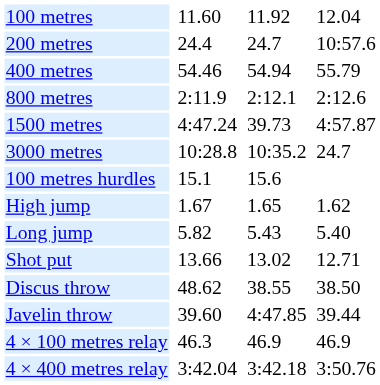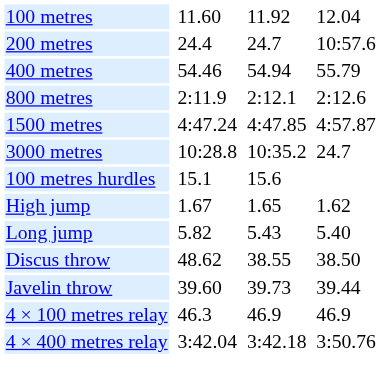(269, 124) 39.73 -> (277, 124) 4:47.85
- row: (39, 260)
(277, 314) 4:47.85 -> (269, 287) 39.73
